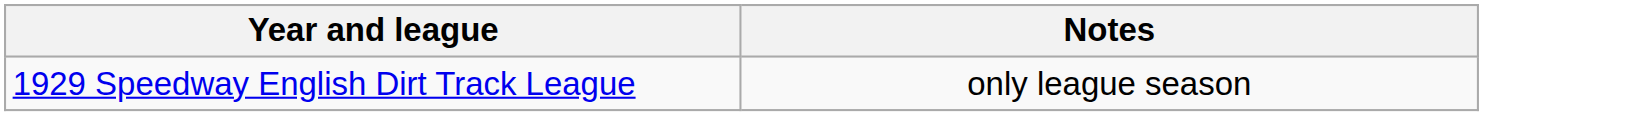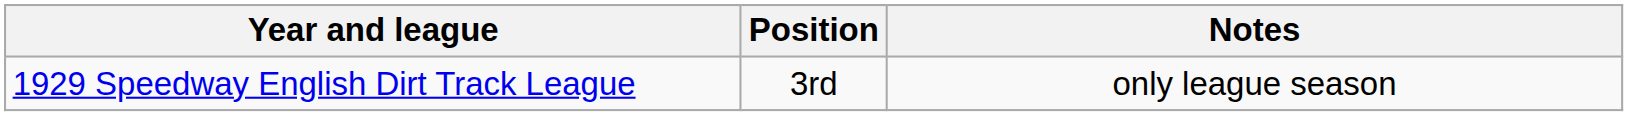+ column: (814, 30)
